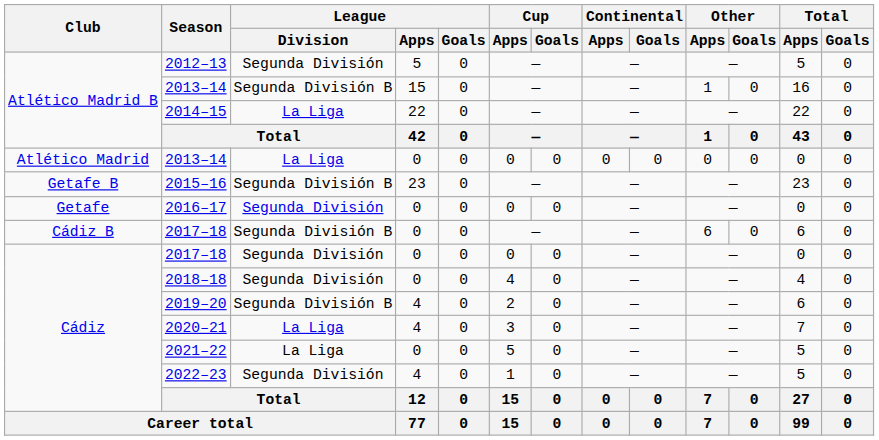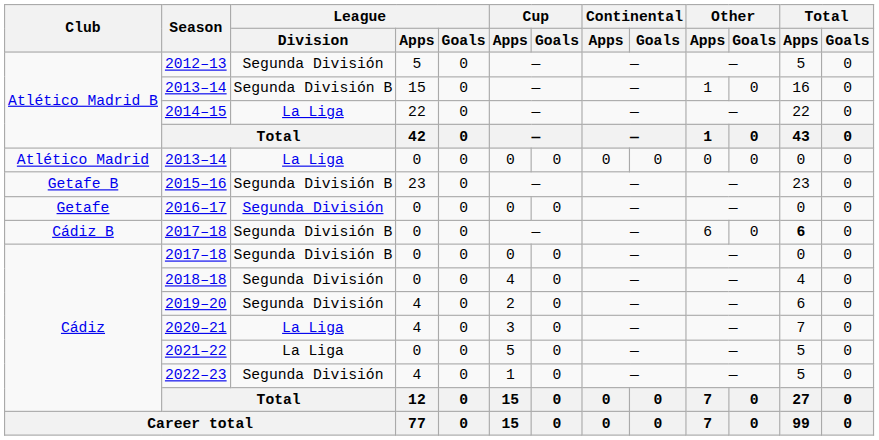(801, 232) normal -> (801, 232) bold
(313, 256) Segunda División -> (313, 256) Segunda División B
(313, 304) Segunda División B -> (313, 304) Segunda División
